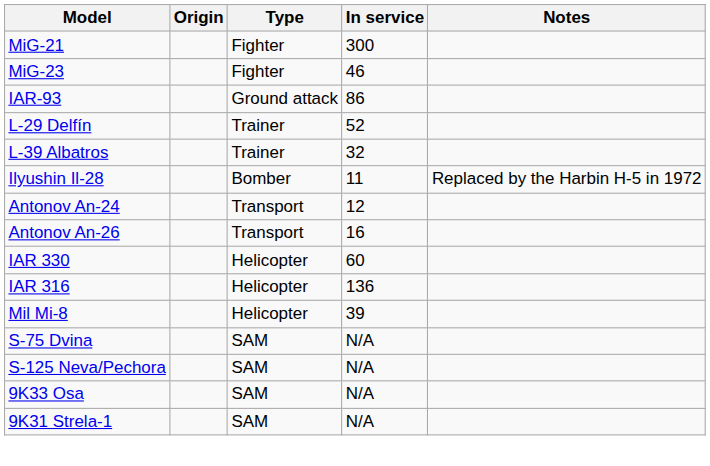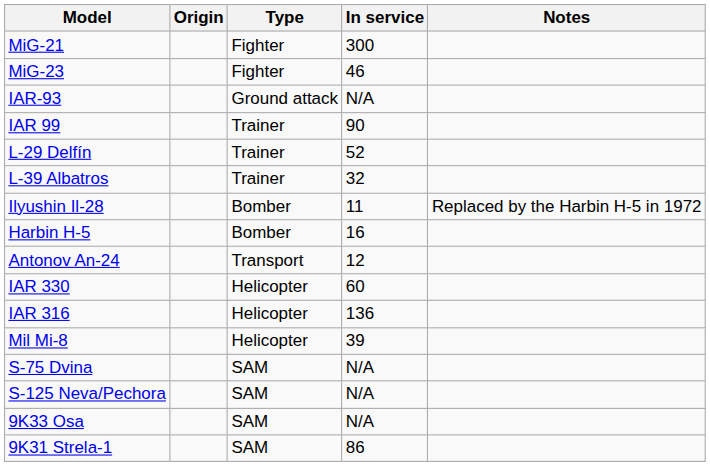(355, 98) 86 -> (360, 98) N/A
+ row: (34, 125)
+ row: (49, 233)
- row: (64, 233)
(360, 421) N/A -> (355, 448) 86
